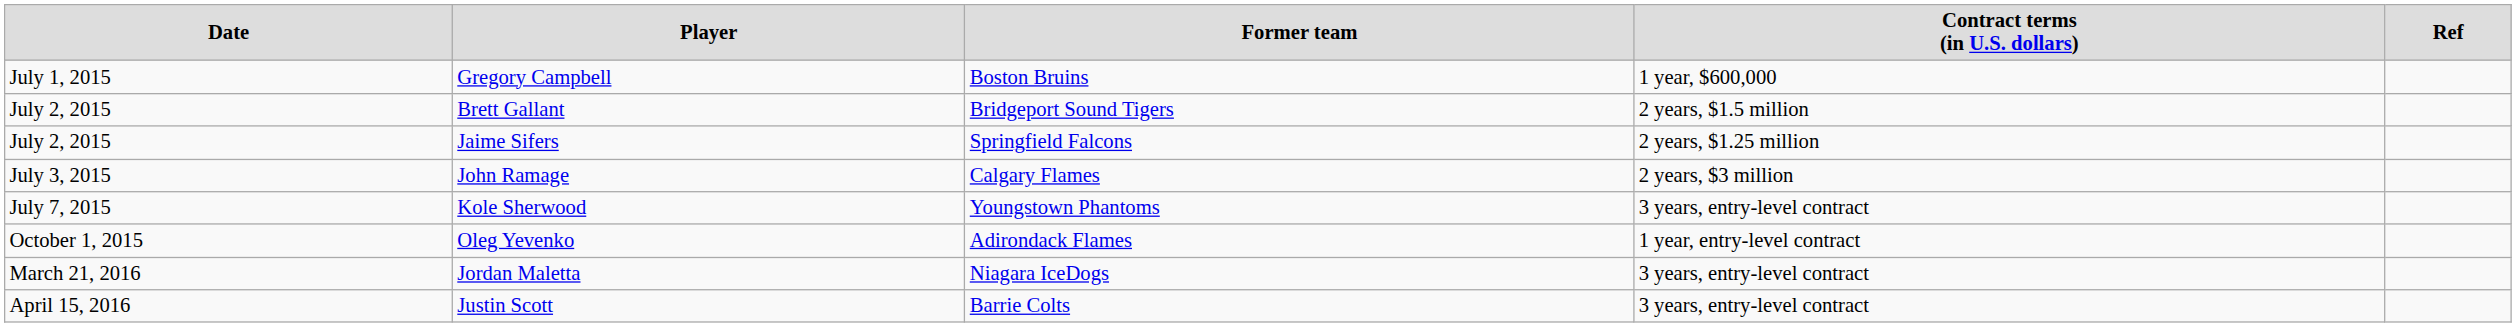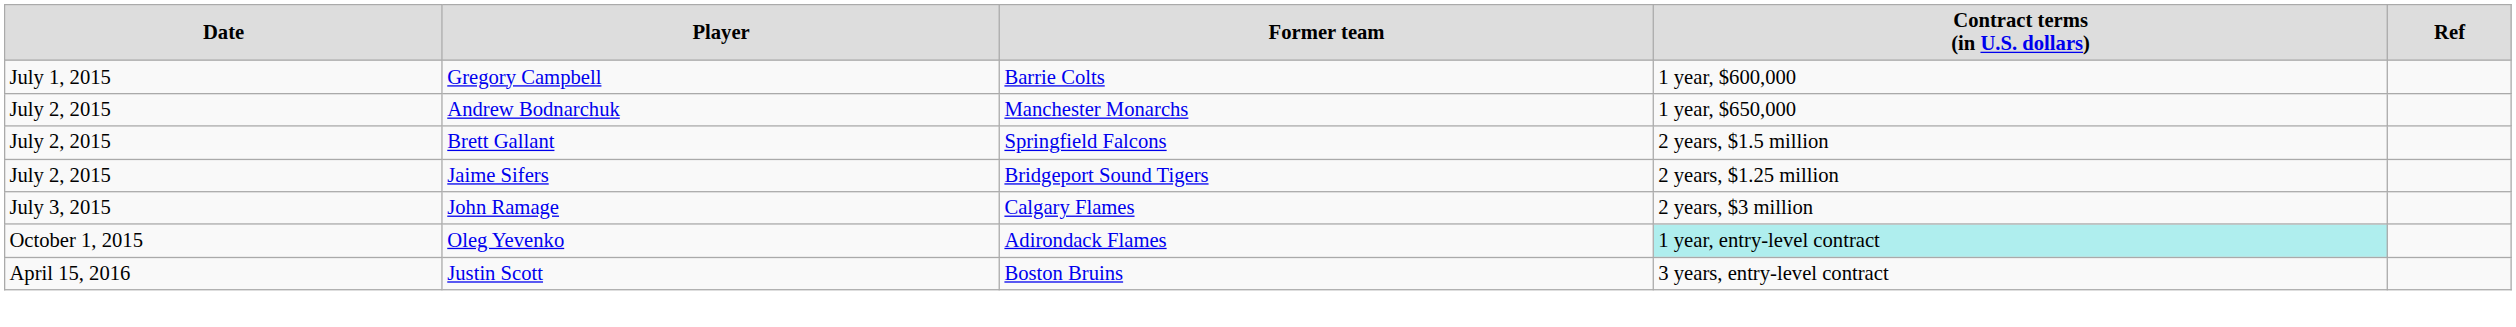(1029, 76) Boston Bruins -> (1055, 76) Barrie Colts
+ row: (534, 109)
(1072, 109) Bridgeport Sound Tigers -> (1086, 142) Springfield Falcons
(1051, 142) Springfield Falcons -> (1106, 175) Bridgeport Sound Tigers
- row: (522, 207)
(1749, 240) no background -> (1769, 240) paleturquoise background
- row: (519, 273)
(1020, 305) Barrie Colts -> (1064, 273) Boston Bruins
